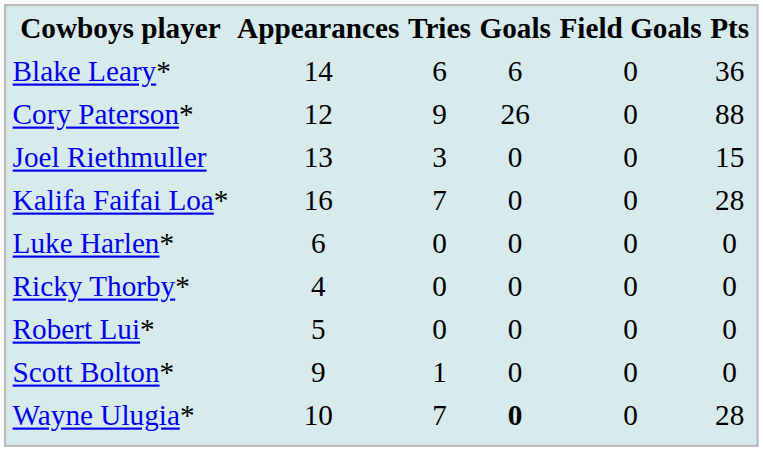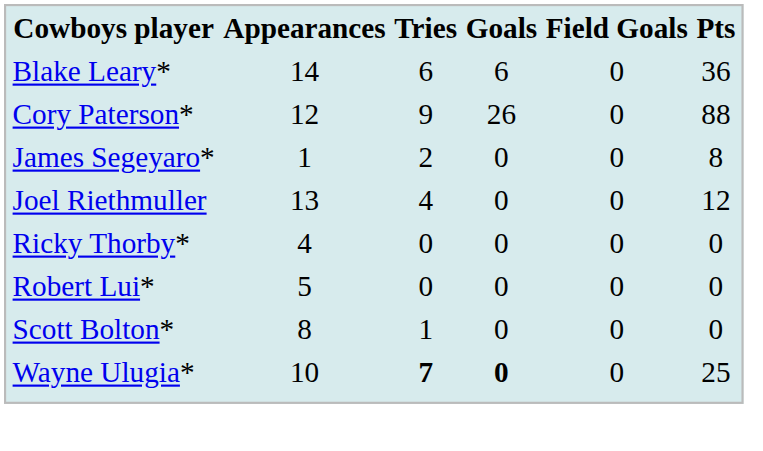+ row: (114, 158)
(439, 158) 3 -> (426, 201) 4
(730, 158) 15 -> (716, 201) 12
- row: (121, 201)
- row: (93, 244)
(318, 373) 9 -> (304, 330) 8
(439, 416) normal -> (426, 373) bold
(730, 416) 28 -> (716, 373) 25
